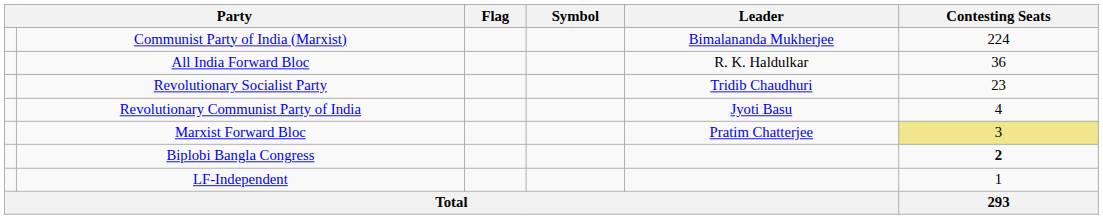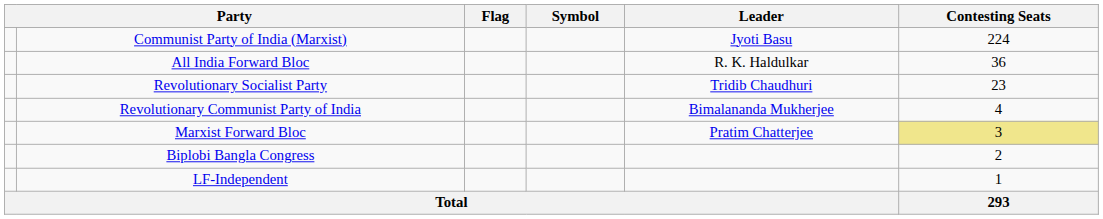(761, 39) Bimalananda Mukherjee -> (761, 39) Jyoti Basu
(761, 109) Jyoti Basu -> (761, 109) Bimalananda Mukherjee
(999, 156) bold -> (999, 156) normal
